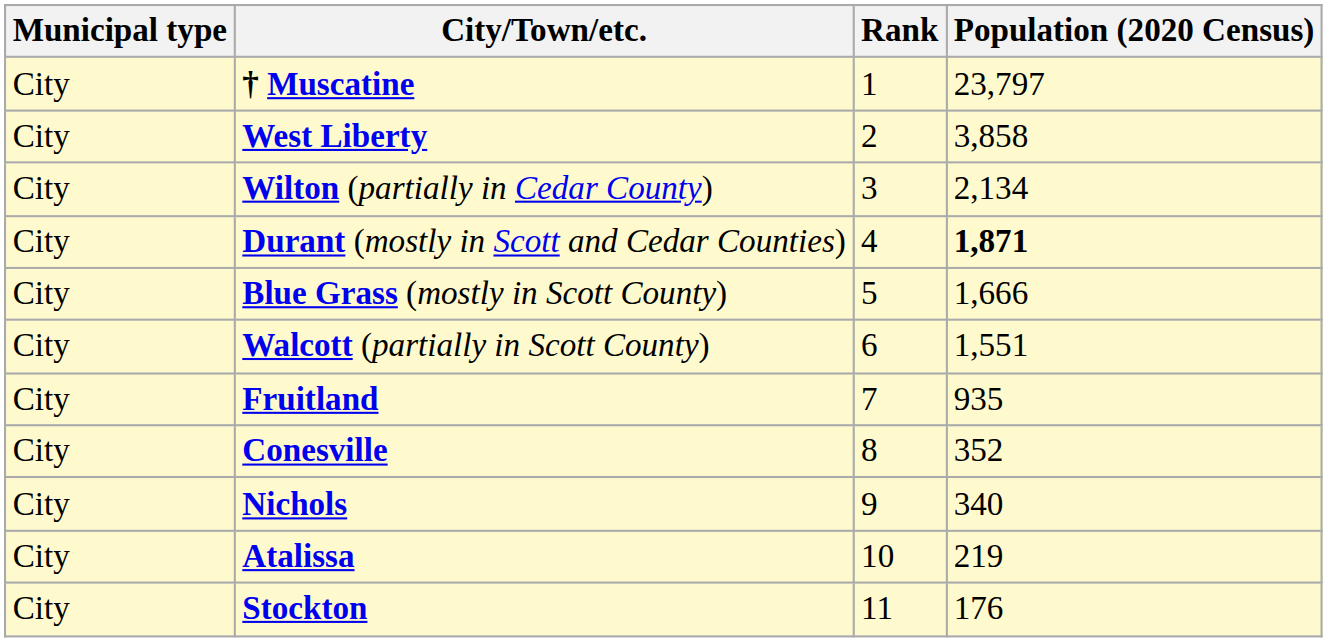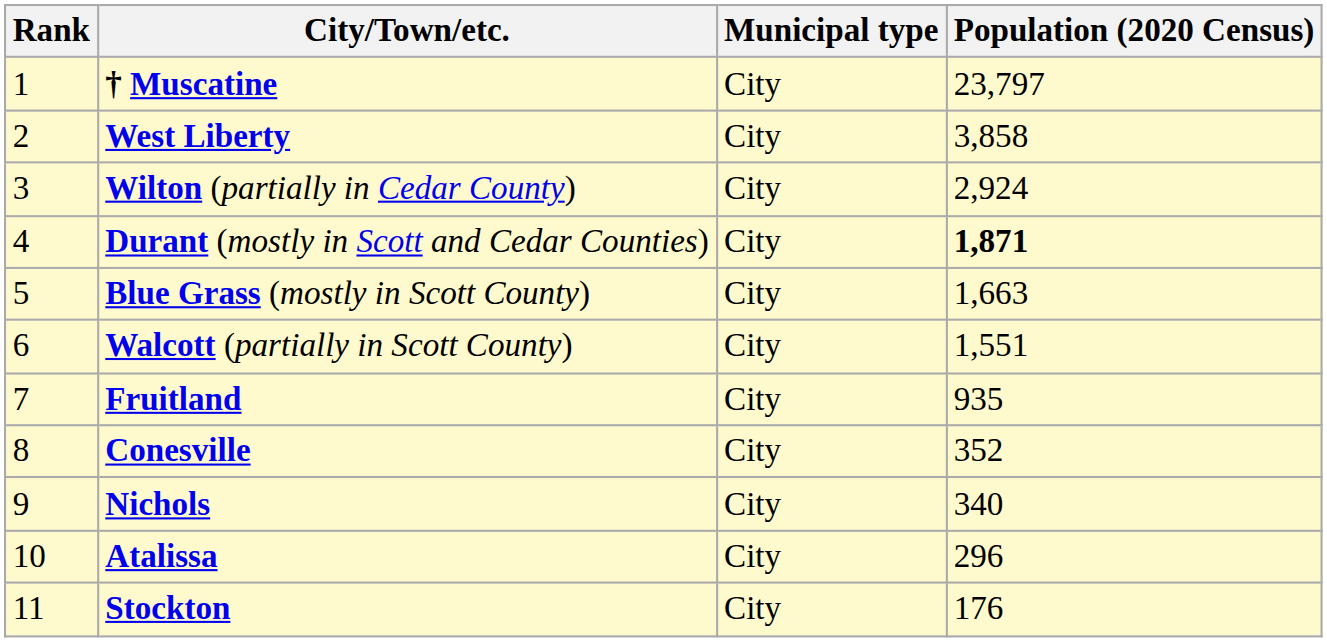columns swapped: (900, 30) <-> (120, 30)
(991, 188) 2,134 -> (991, 188) 2,924
(991, 293) 1,666 -> (991, 293) 1,663
(979, 556) 219 -> (979, 556) 296
